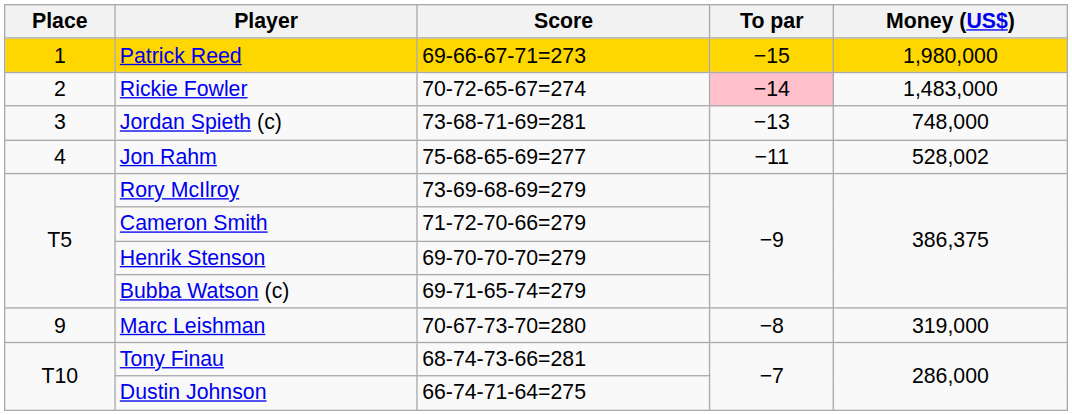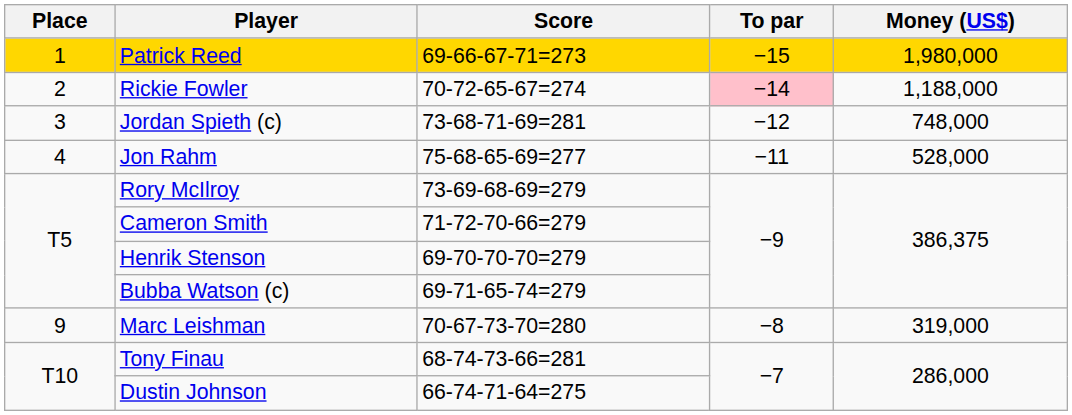(950, 88) 1,483,000 -> (950, 88) 1,188,000
(772, 122) −13 -> (772, 122) −12
(950, 156) 528,002 -> (950, 156) 528,000
